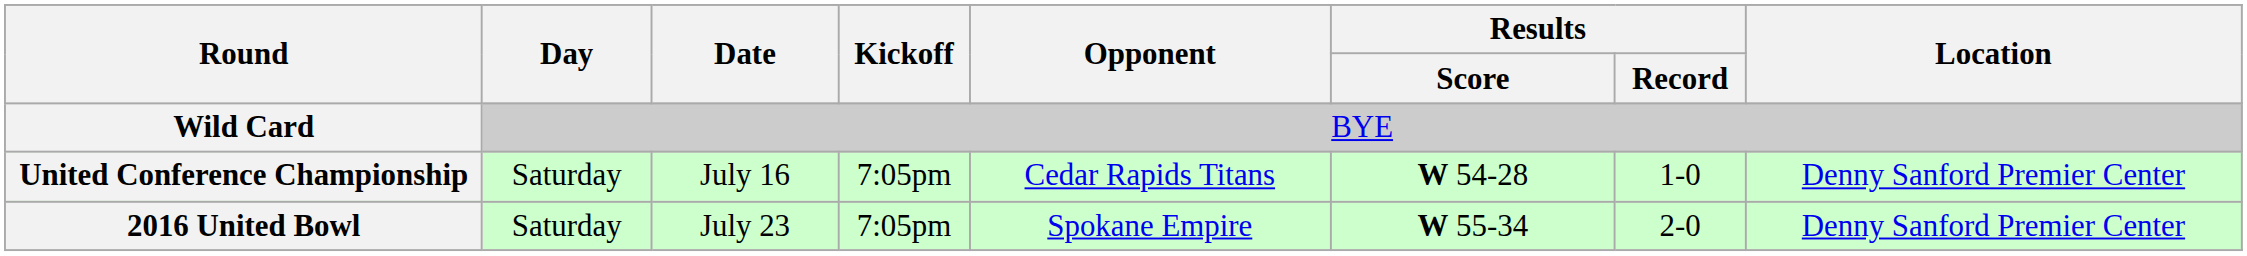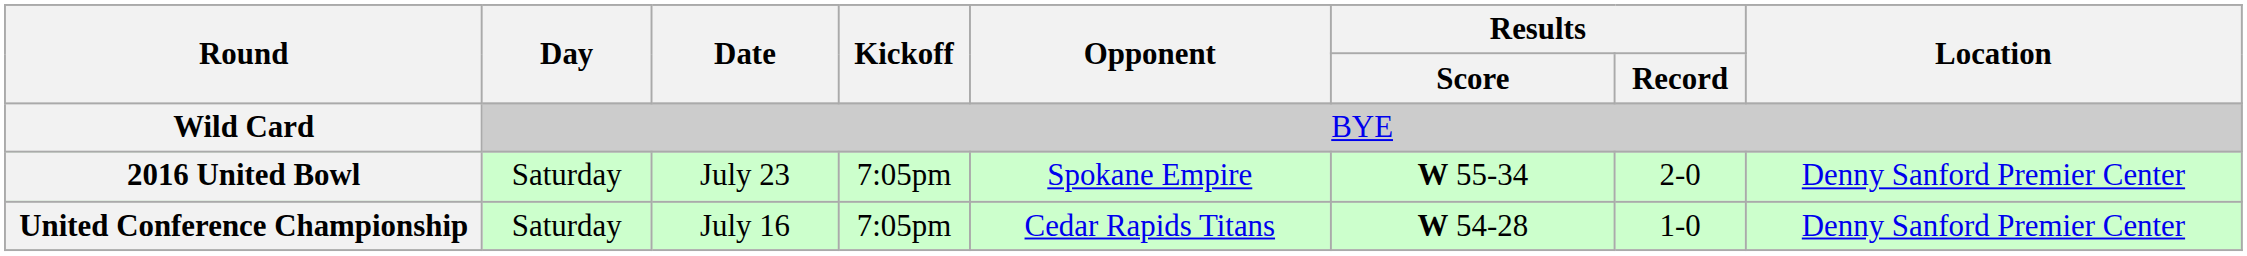rows swapped: (244, 175) <-> (244, 224)
